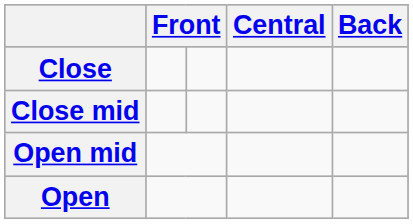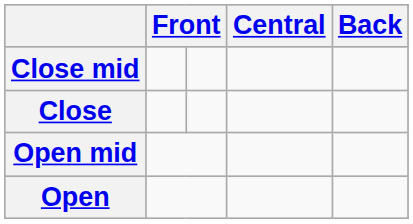rows swapped: (75, 68) <-> (75, 111)
